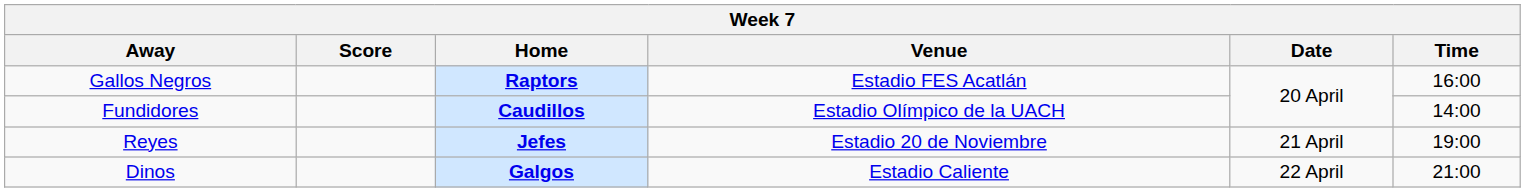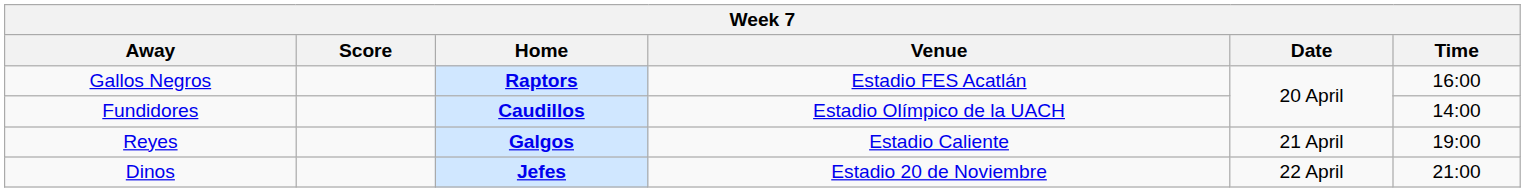(541, 141) Jefes -> (541, 141) Galgos
(939, 141) Estadio 20 de Noviembre -> (939, 141) Estadio Caliente
(541, 171) Galgos -> (541, 171) Jefes
(939, 171) Estadio Caliente -> (939, 171) Estadio 20 de Noviembre
